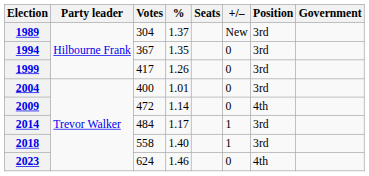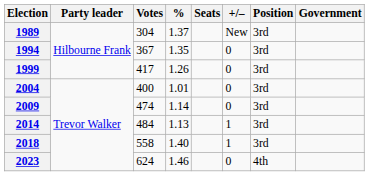(145, 106) 472 -> (145, 106) 474
(261, 106) 4th -> (261, 106) 3rd
(179, 124) 1.17 -> (179, 124) 1.13
